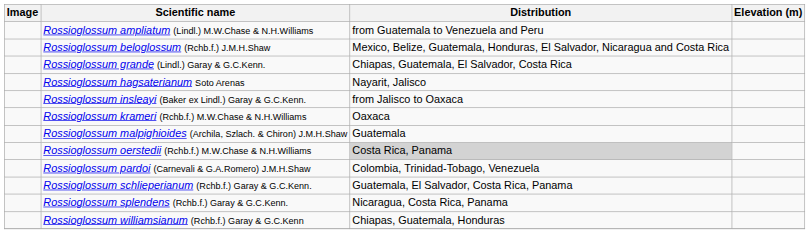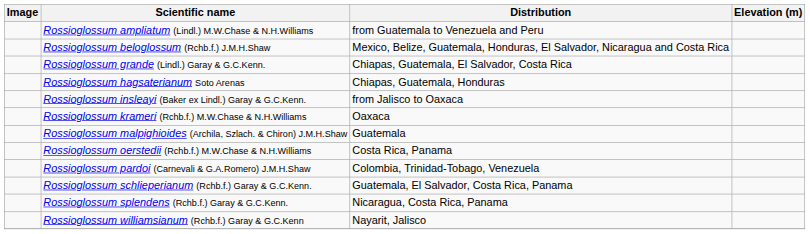(389, 82) Nayarit, Jalisco -> (429, 82) Chiapas, Guatemala, Honduras
(402, 151) lightgrey background -> (402, 151) no background
(429, 220) Chiapas, Guatemala, Honduras -> (389, 220) Nayarit, Jalisco
